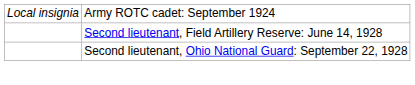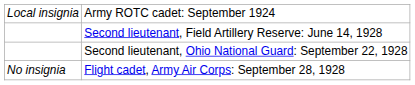+ row: (215, 70)
